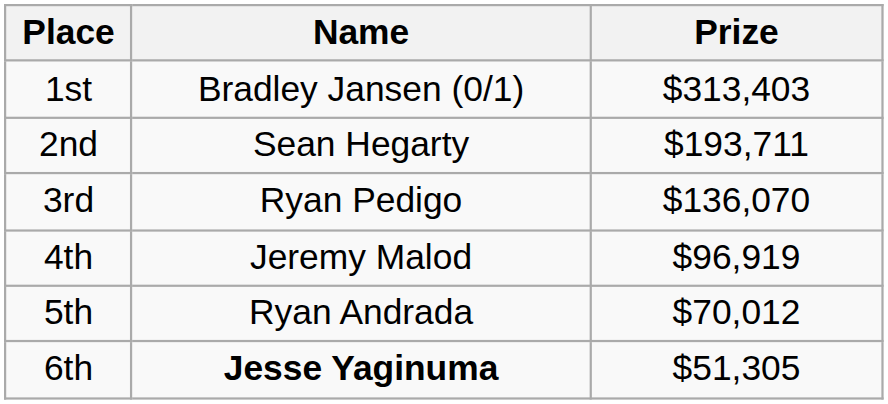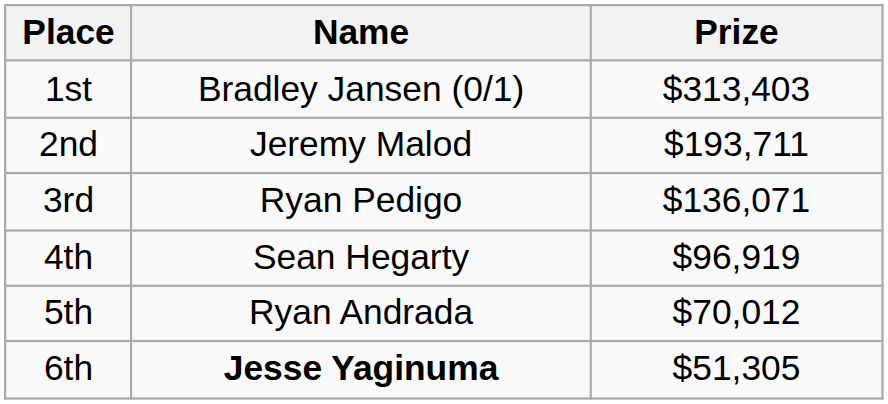(361, 144) Sean Hegarty -> (361, 144) Jeremy Malod
(736, 200) $136,070 -> (736, 200) $136,071
(361, 256) Jeremy Malod -> (361, 256) Sean Hegarty
